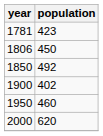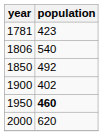(47, 49) 450 -> (47, 49) 540
(47, 103) normal -> (47, 103) bold
